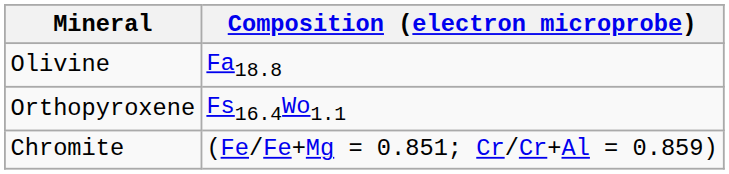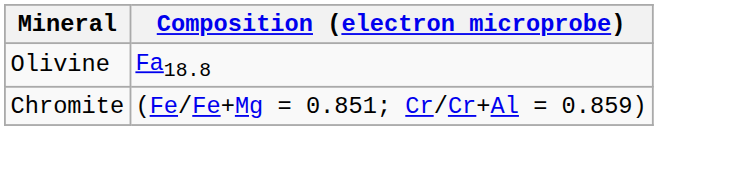- row: (103, 108)
